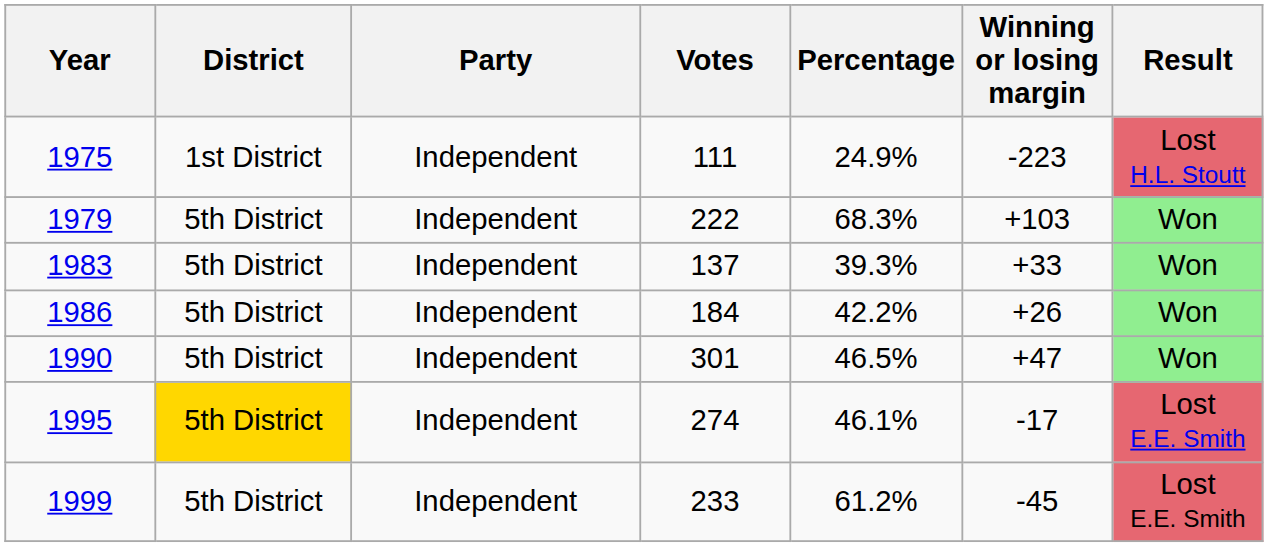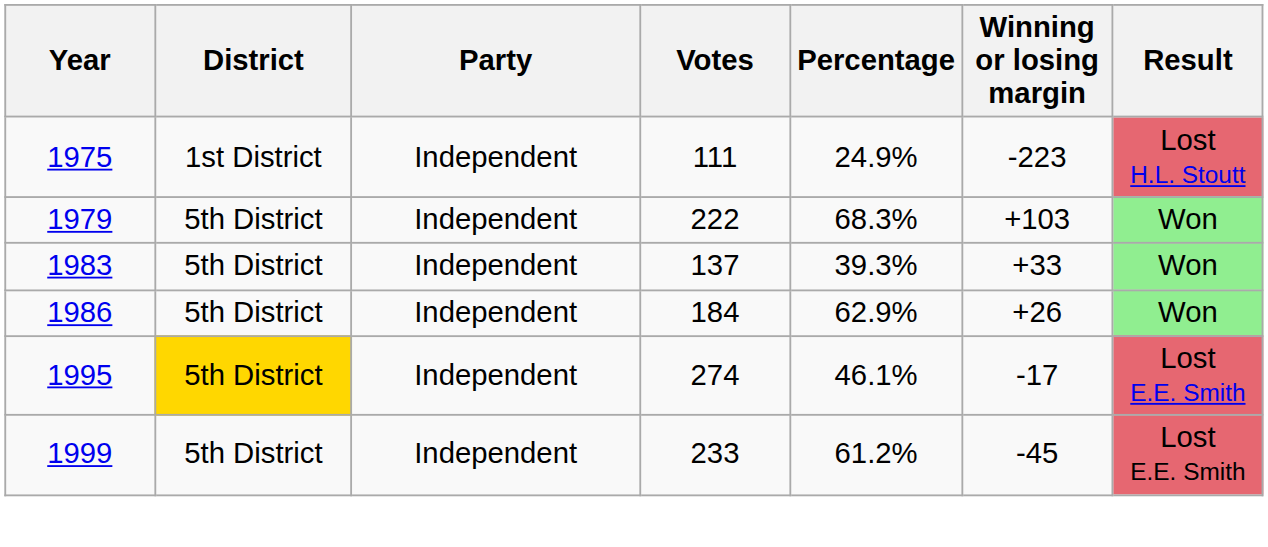(876, 312) 42.2% -> (876, 312) 62.9%
- row: (80, 358)
